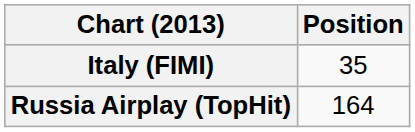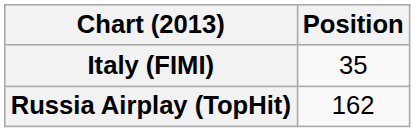(353, 106) 164 -> (353, 106) 162
